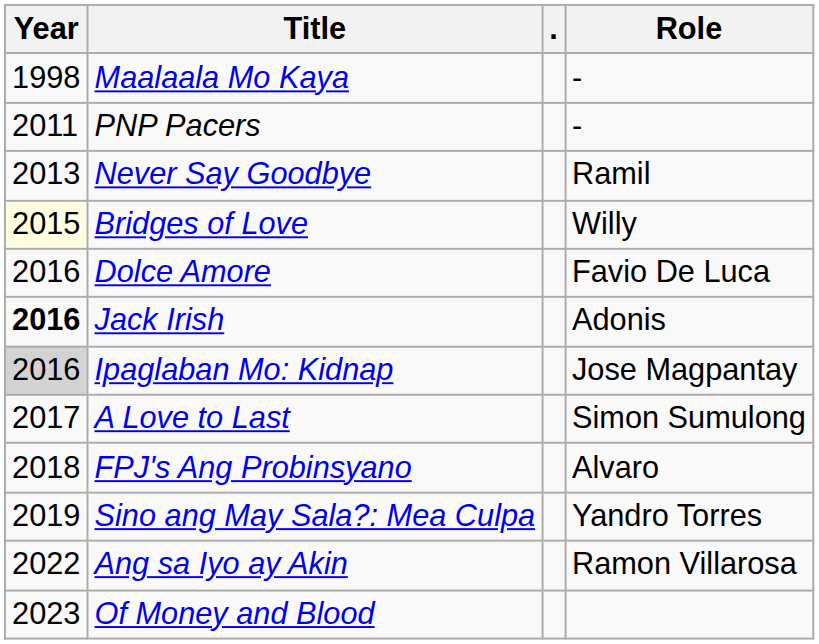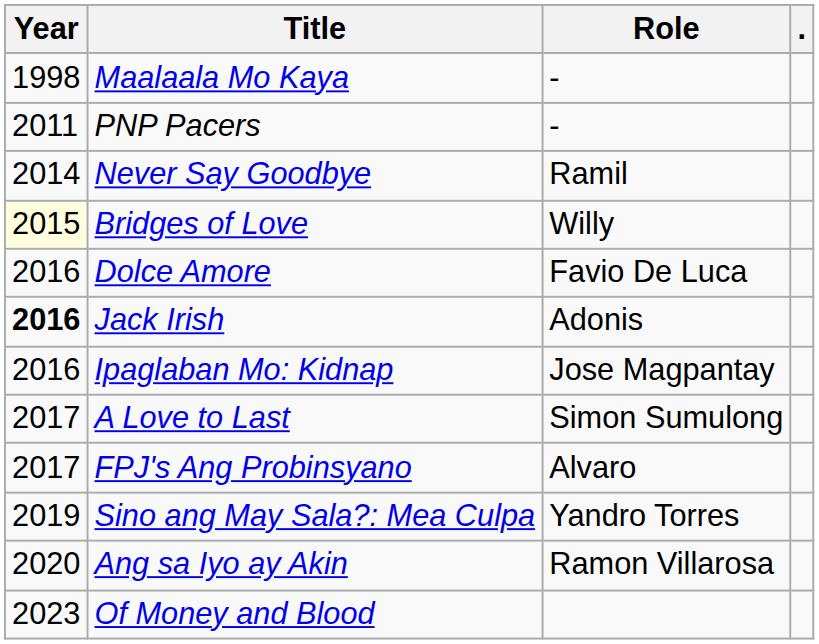columns swapped: (689, 28) <-> (554, 28)
(46, 175) 2013 -> (46, 175) 2014
(46, 369) lightgrey background -> (46, 369) no background
(46, 467) 2018 -> (46, 467) 2017
(46, 564) 2022 -> (46, 564) 2020
